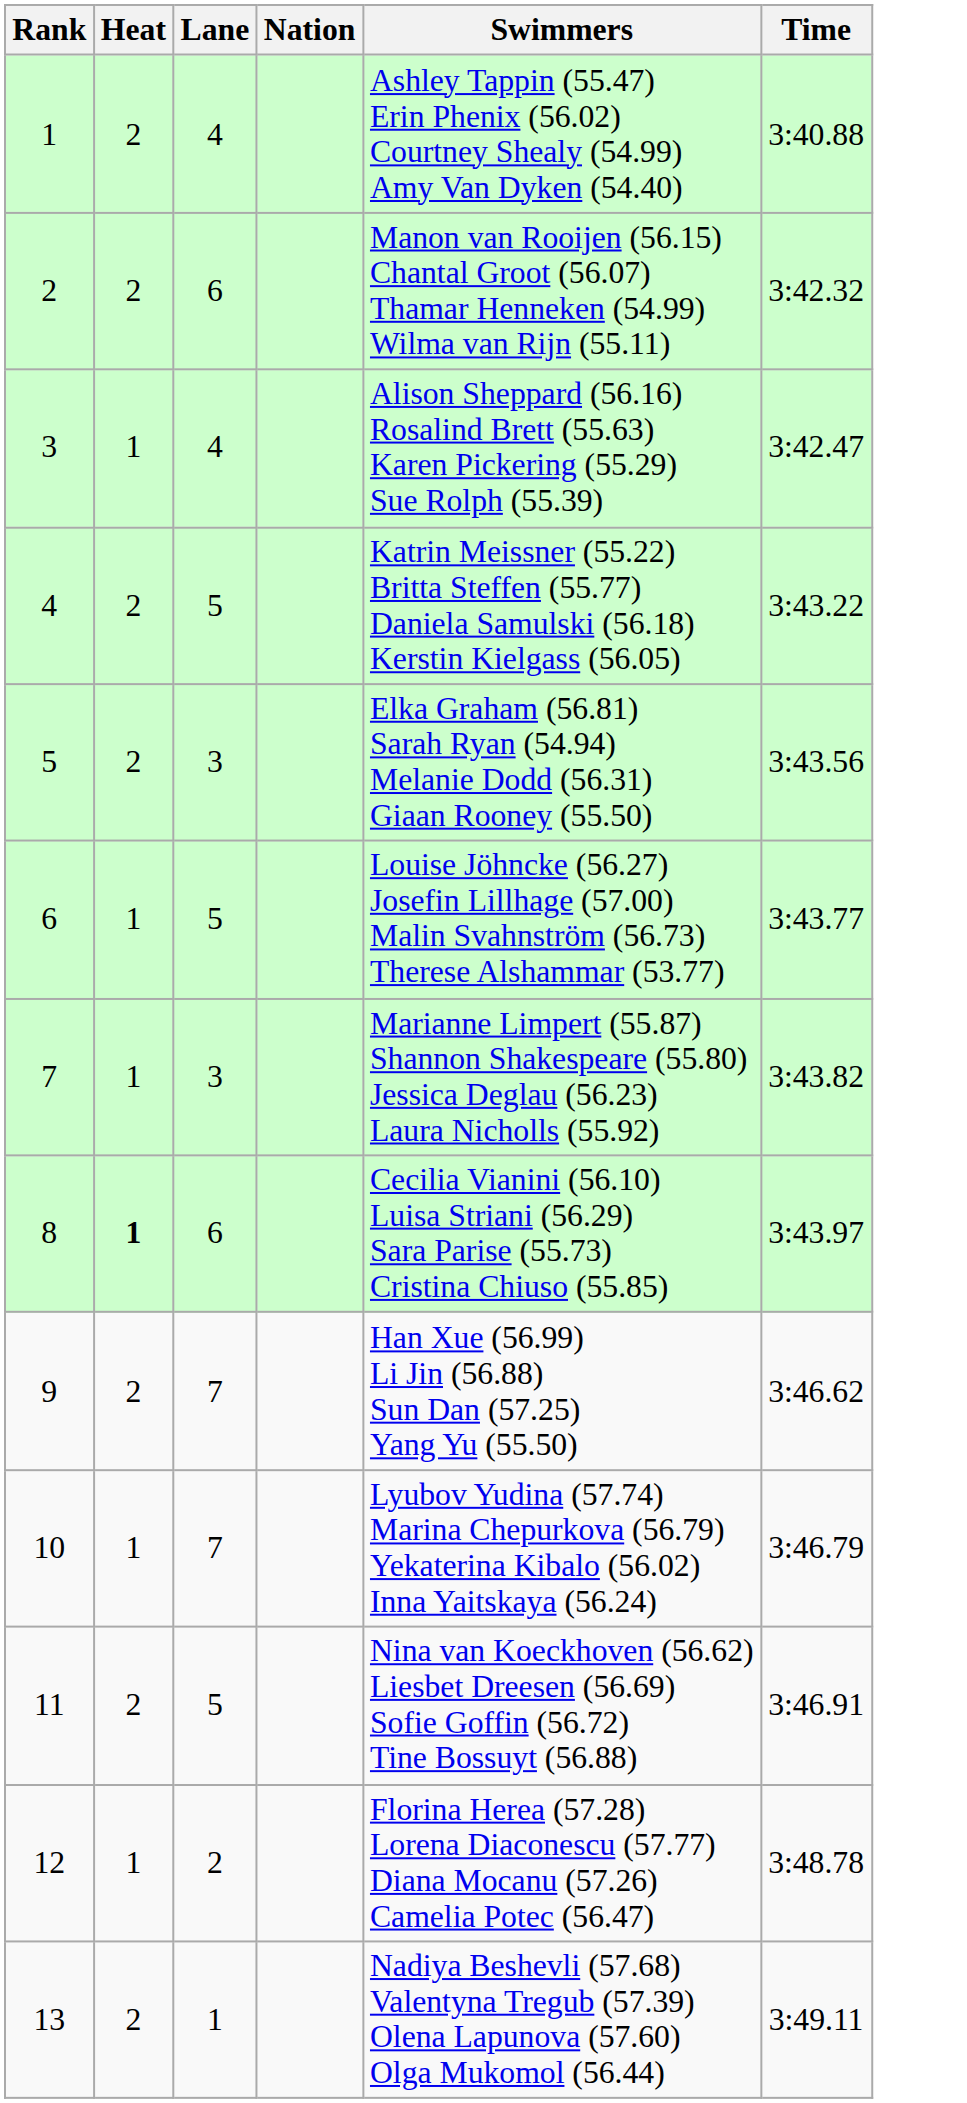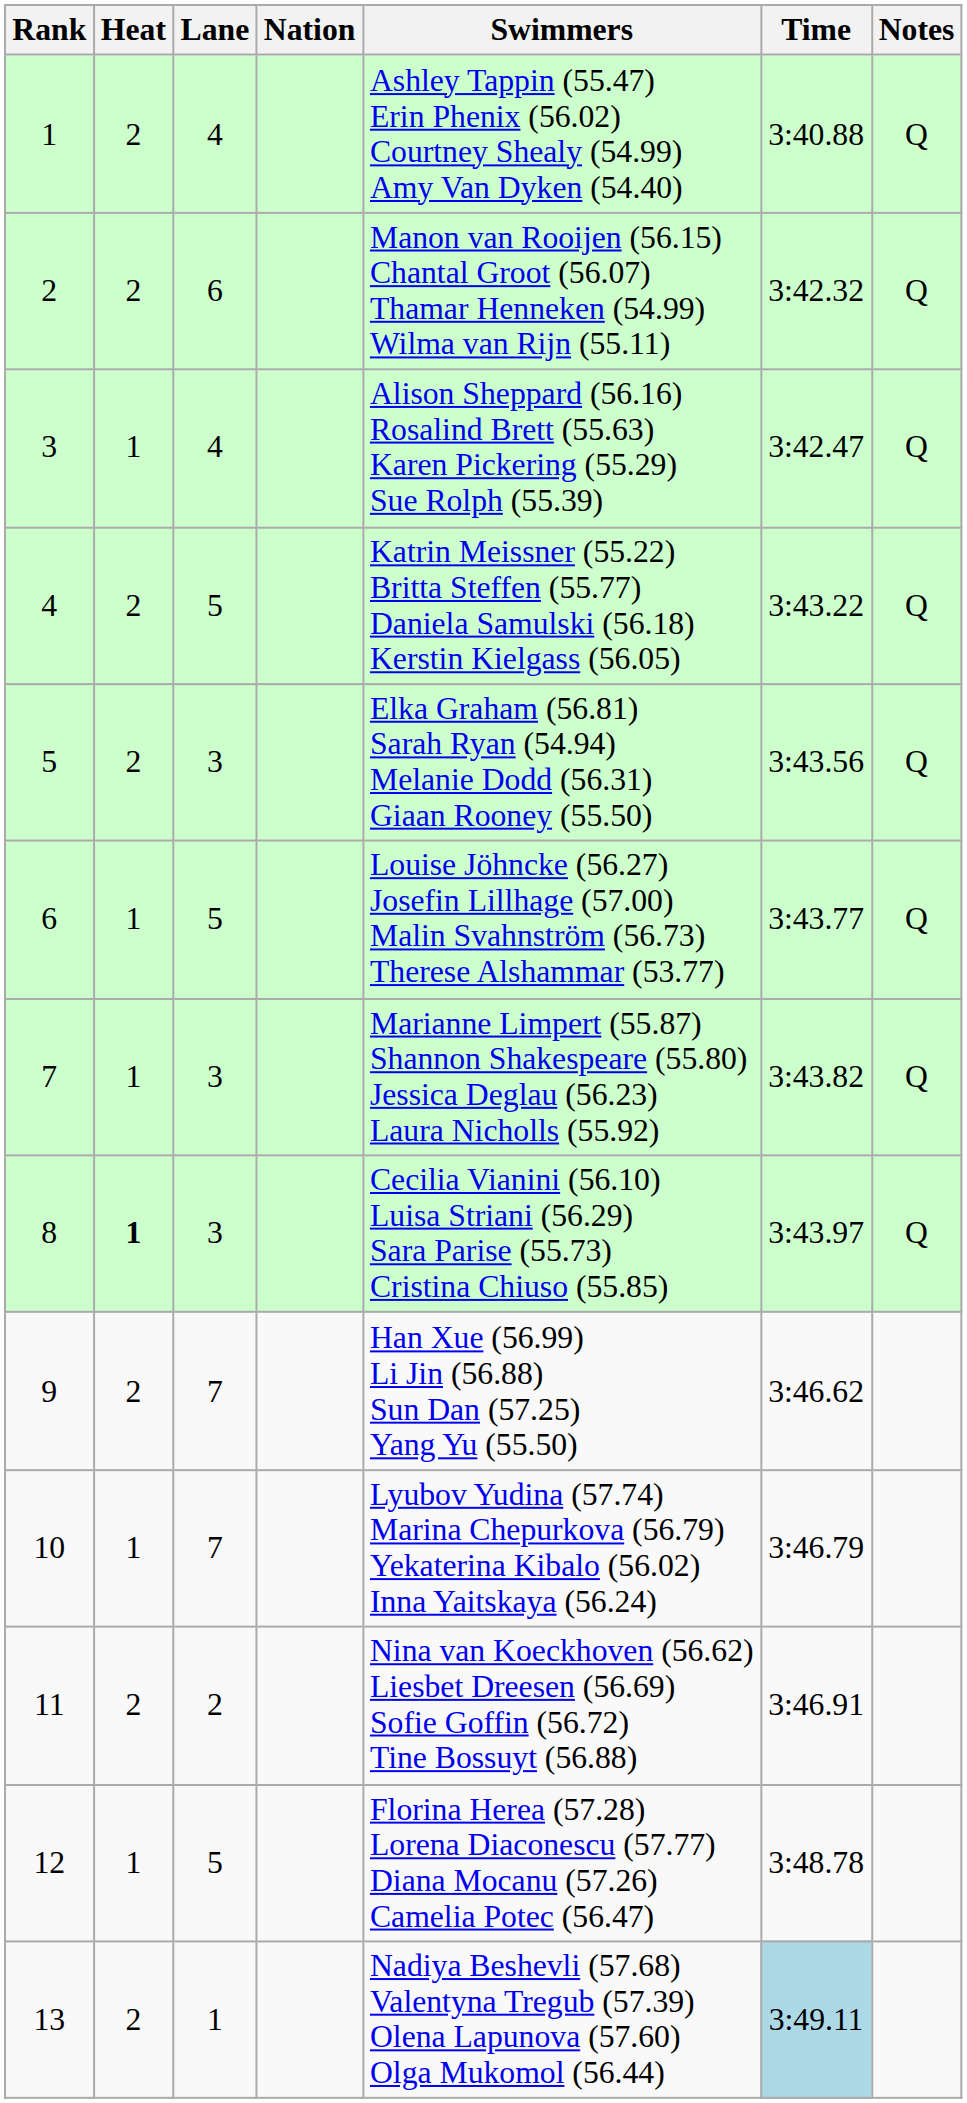+ column: (917, 29)
(215, 1233) 6 -> (215, 1233) 3
(215, 1704) 5 -> (215, 1704) 2
(215, 1862) 2 -> (215, 1862) 5
(816, 2019) no background -> (816, 2019) lightblue background
